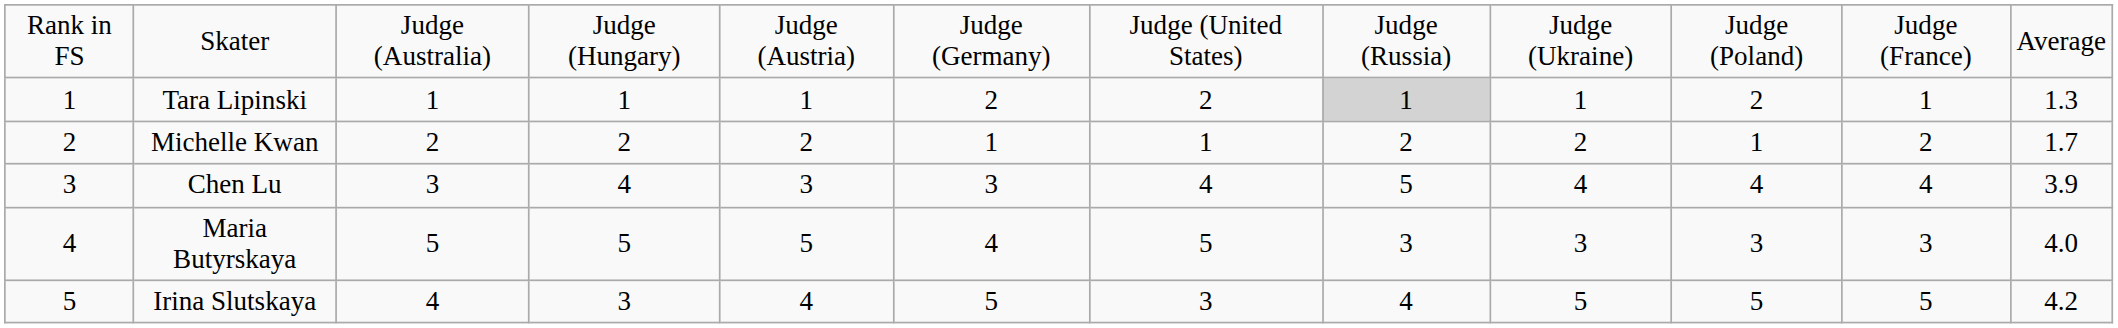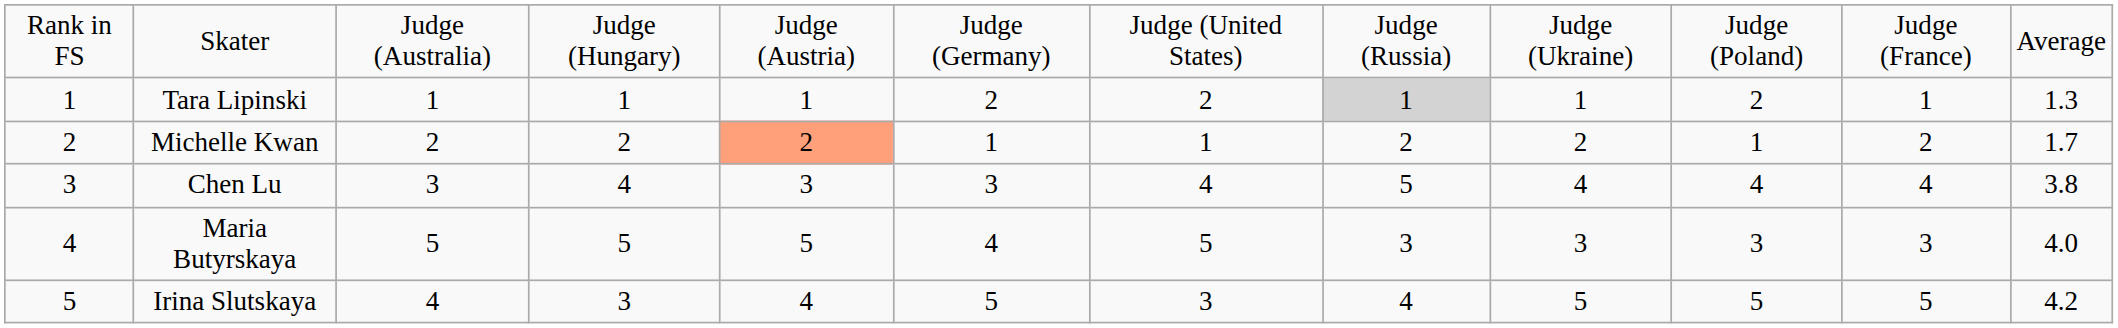(806, 142) no background -> (806, 142) lightsalmon background
(2061, 185) 3.9 -> (2061, 185) 3.8
